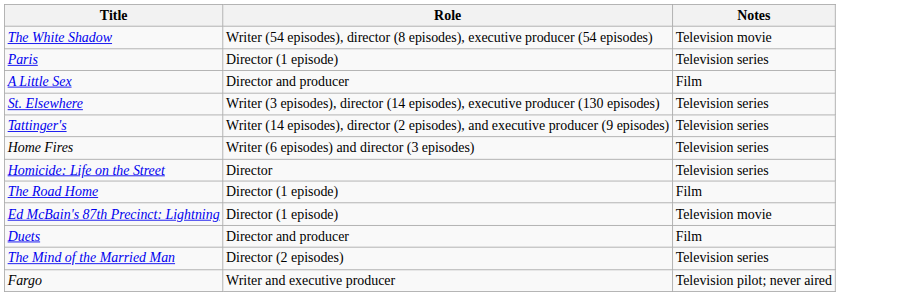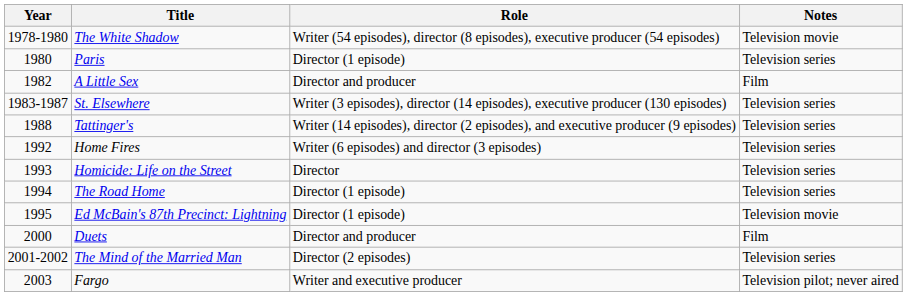+ column: (38, 15)
(689, 192) Film -> (789, 192) Television series
